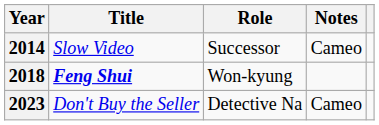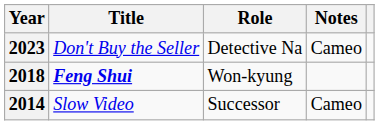rows swapped: (27, 47) <-> (27, 104)
